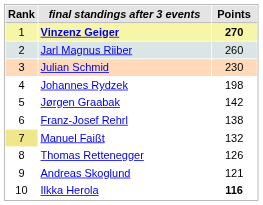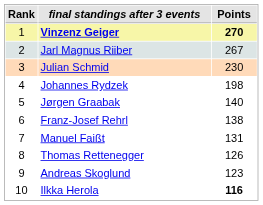(234, 50) 260 -> (234, 50) 267
(234, 103) 142 -> (234, 103) 140
(21, 138) khaki background -> (21, 138) no background
(234, 138) 132 -> (234, 138) 131
(234, 173) 121 -> (234, 173) 123
